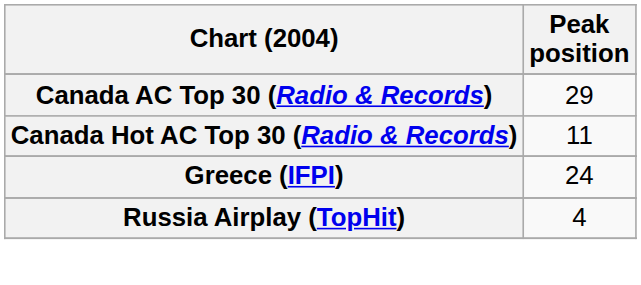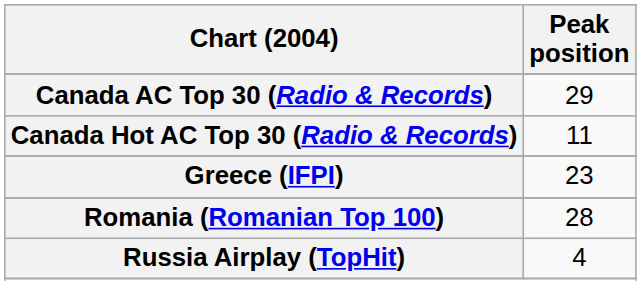(579, 176) 24 -> (579, 176) 23
+ row: (264, 217)
